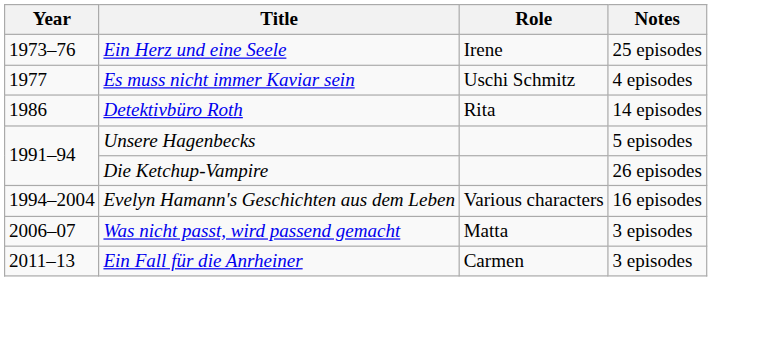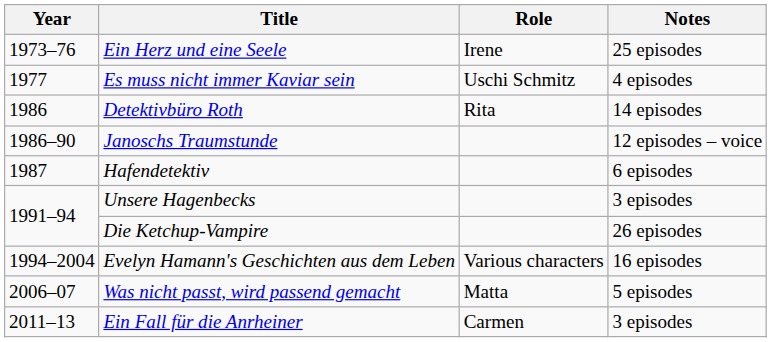+ row: (190, 140)
+ row: (156, 170)
(652, 140) 5 episodes -> (652, 200) 3 episodes
(652, 230) 3 episodes -> (652, 291) 5 episodes
